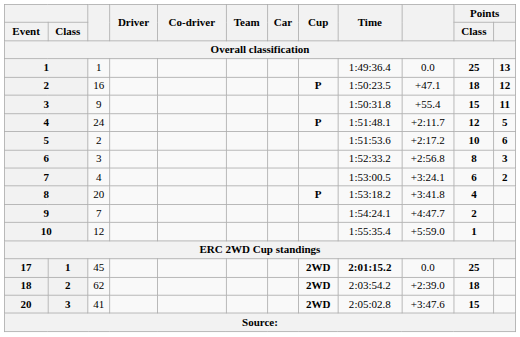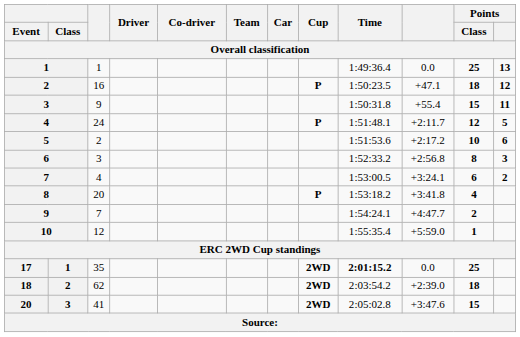(99, 267) 45 -> (99, 267) 35
